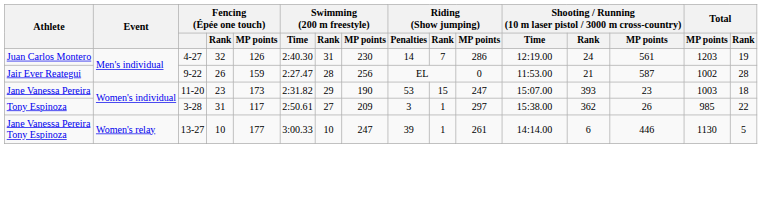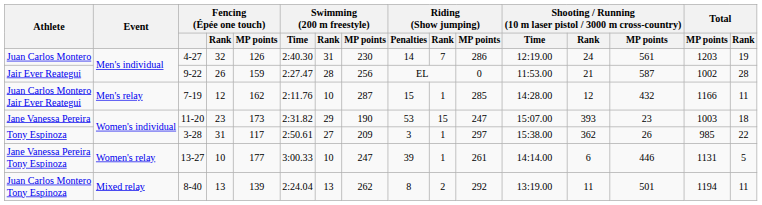+ row: (49, 96)
(707, 129) 1130 -> (707, 158) 1131
+ row: (49, 186)
